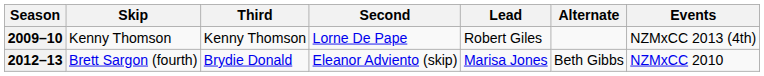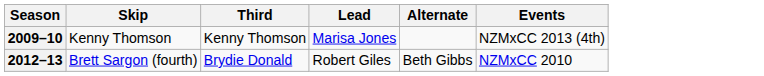- column: (385, 15)
(503, 37) Robert Giles -> (354, 37) Marisa Jones
(506, 60) Marisa Jones -> (352, 60) Robert Giles
